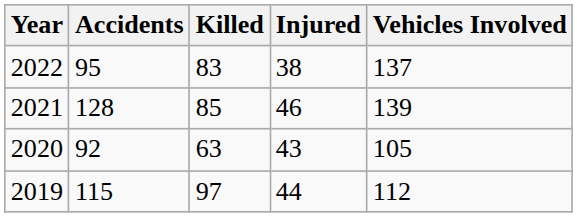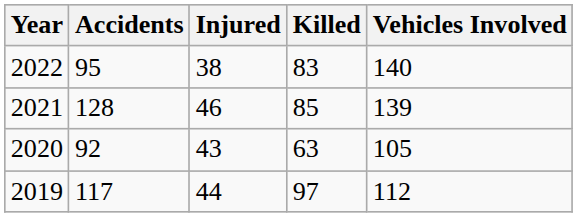columns swapped: (230, 25) <-> (318, 25)
(392, 66) 137 -> (392, 66) 140
(94, 190) 115 -> (94, 190) 117
